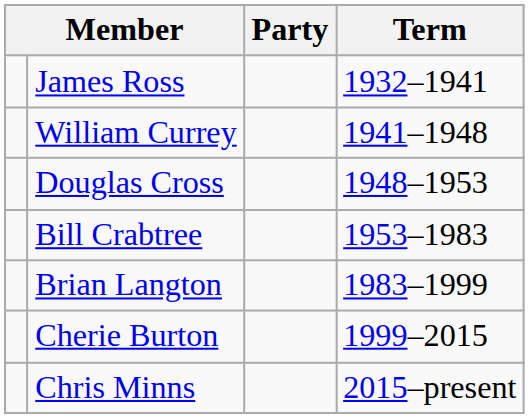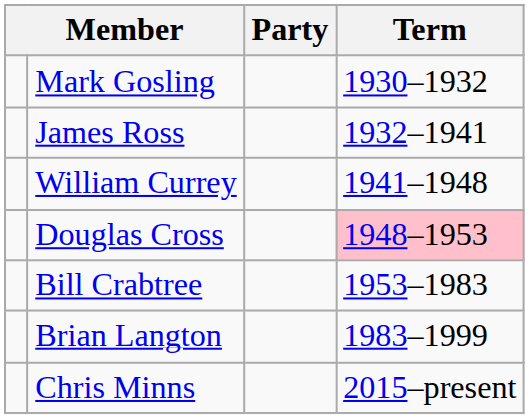+ row: (125, 81)
(416, 183) no background -> (416, 234) pink background
- row: (127, 336)
